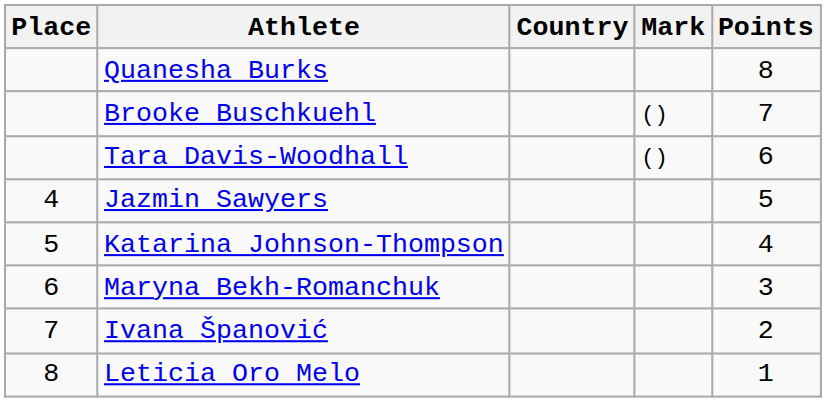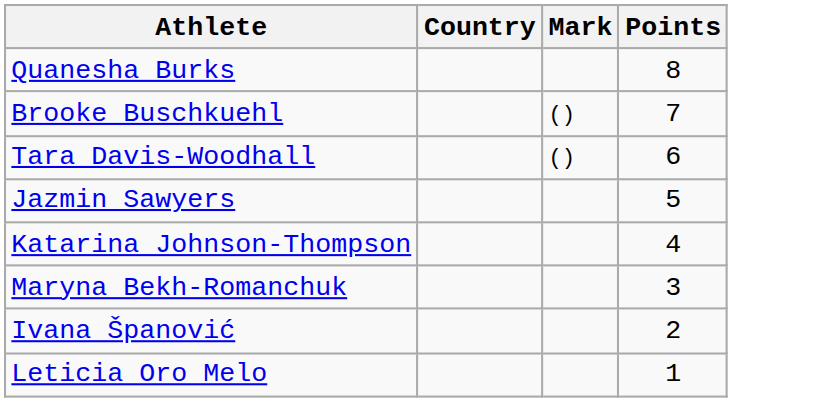- column: (51, 27)
